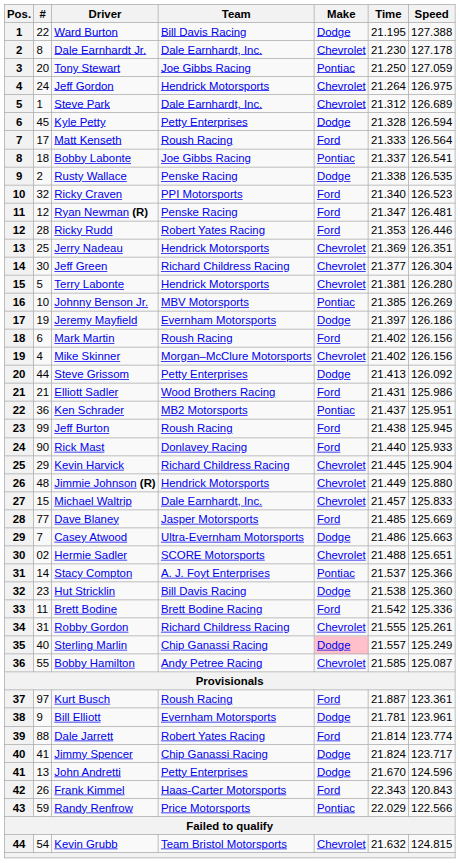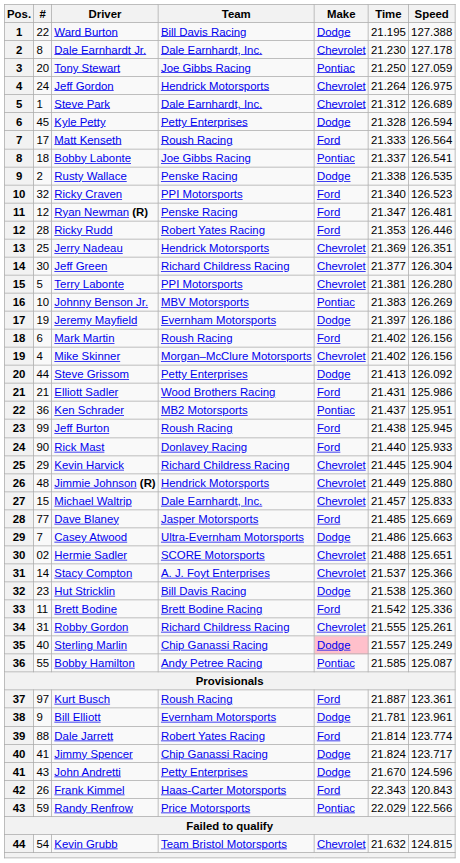(215, 284) Hendrick Motorsports -> (202, 284) PPI Motorsports
(388, 302) 21.385 -> (388, 302) 21.383
(336, 573) Pontiac -> (341, 573) Chevrolet
(341, 663) Chevrolet -> (336, 663) Pontiac
(43, 772) 13 -> (43, 772) 43
